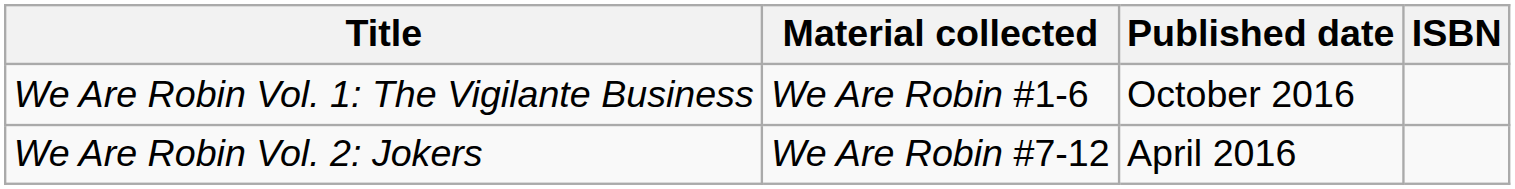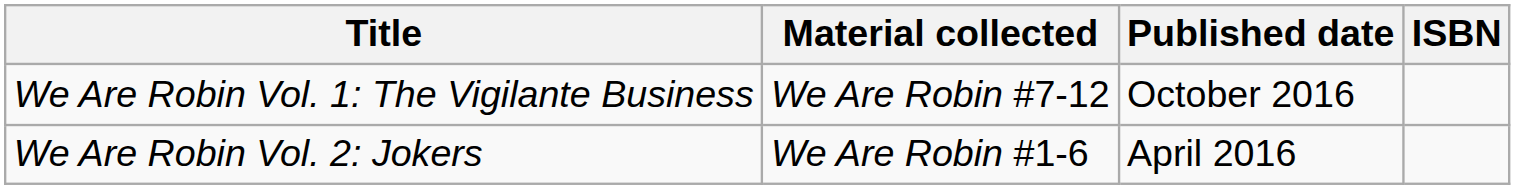(930, 93) We Are Robin #1-6 -> (940, 93) We Are Robin #7-12
(940, 153) We Are Robin #7-12 -> (930, 153) We Are Robin #1-6
